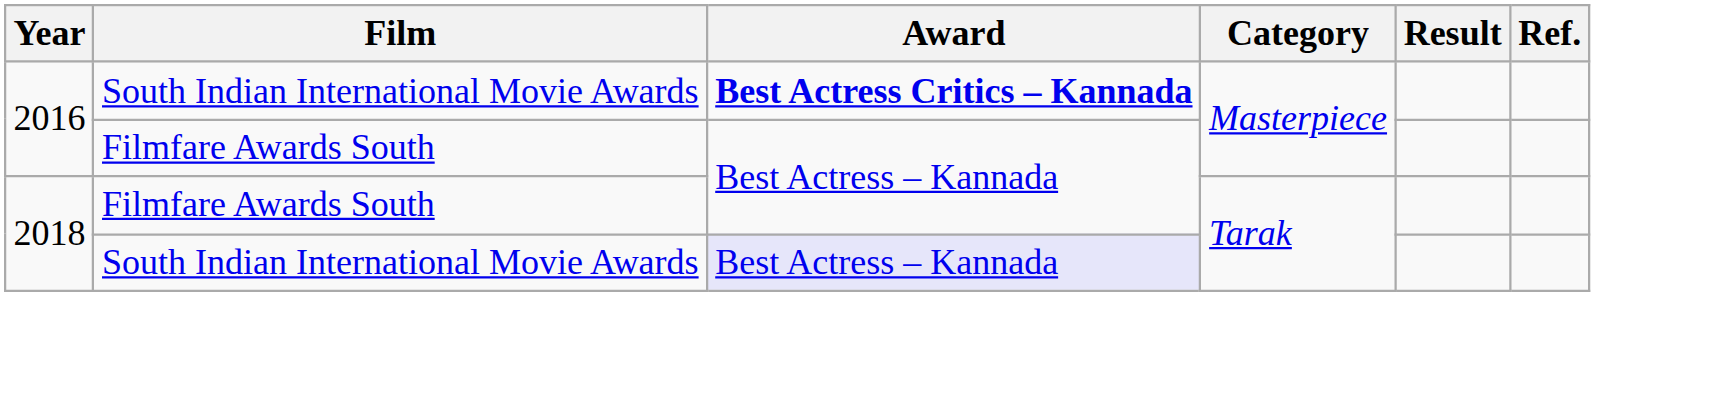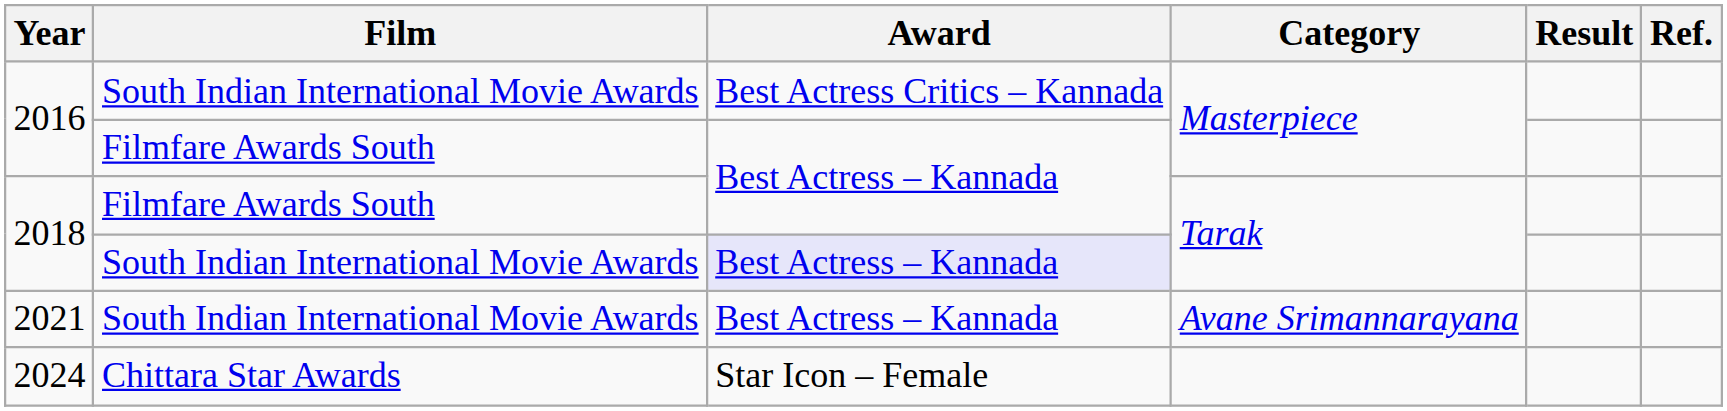(954, 90) bold -> (939, 90) normal
+ row: (49, 318)
+ row: (49, 375)
